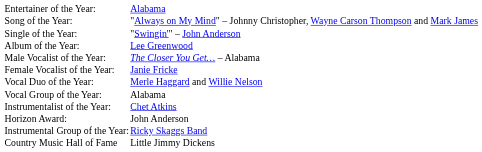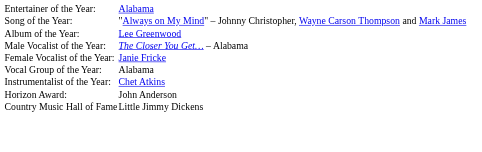- row: (41, 33)
- row: (49, 82)
- row: (67, 131)
